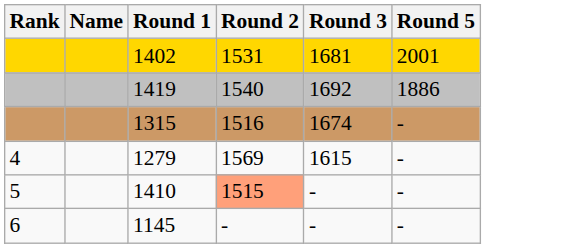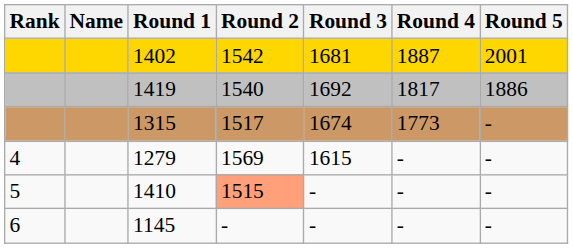+ column: (436, 21)
(242, 55) 1531 -> (242, 55) 1542
(242, 123) 1516 -> (242, 123) 1517
